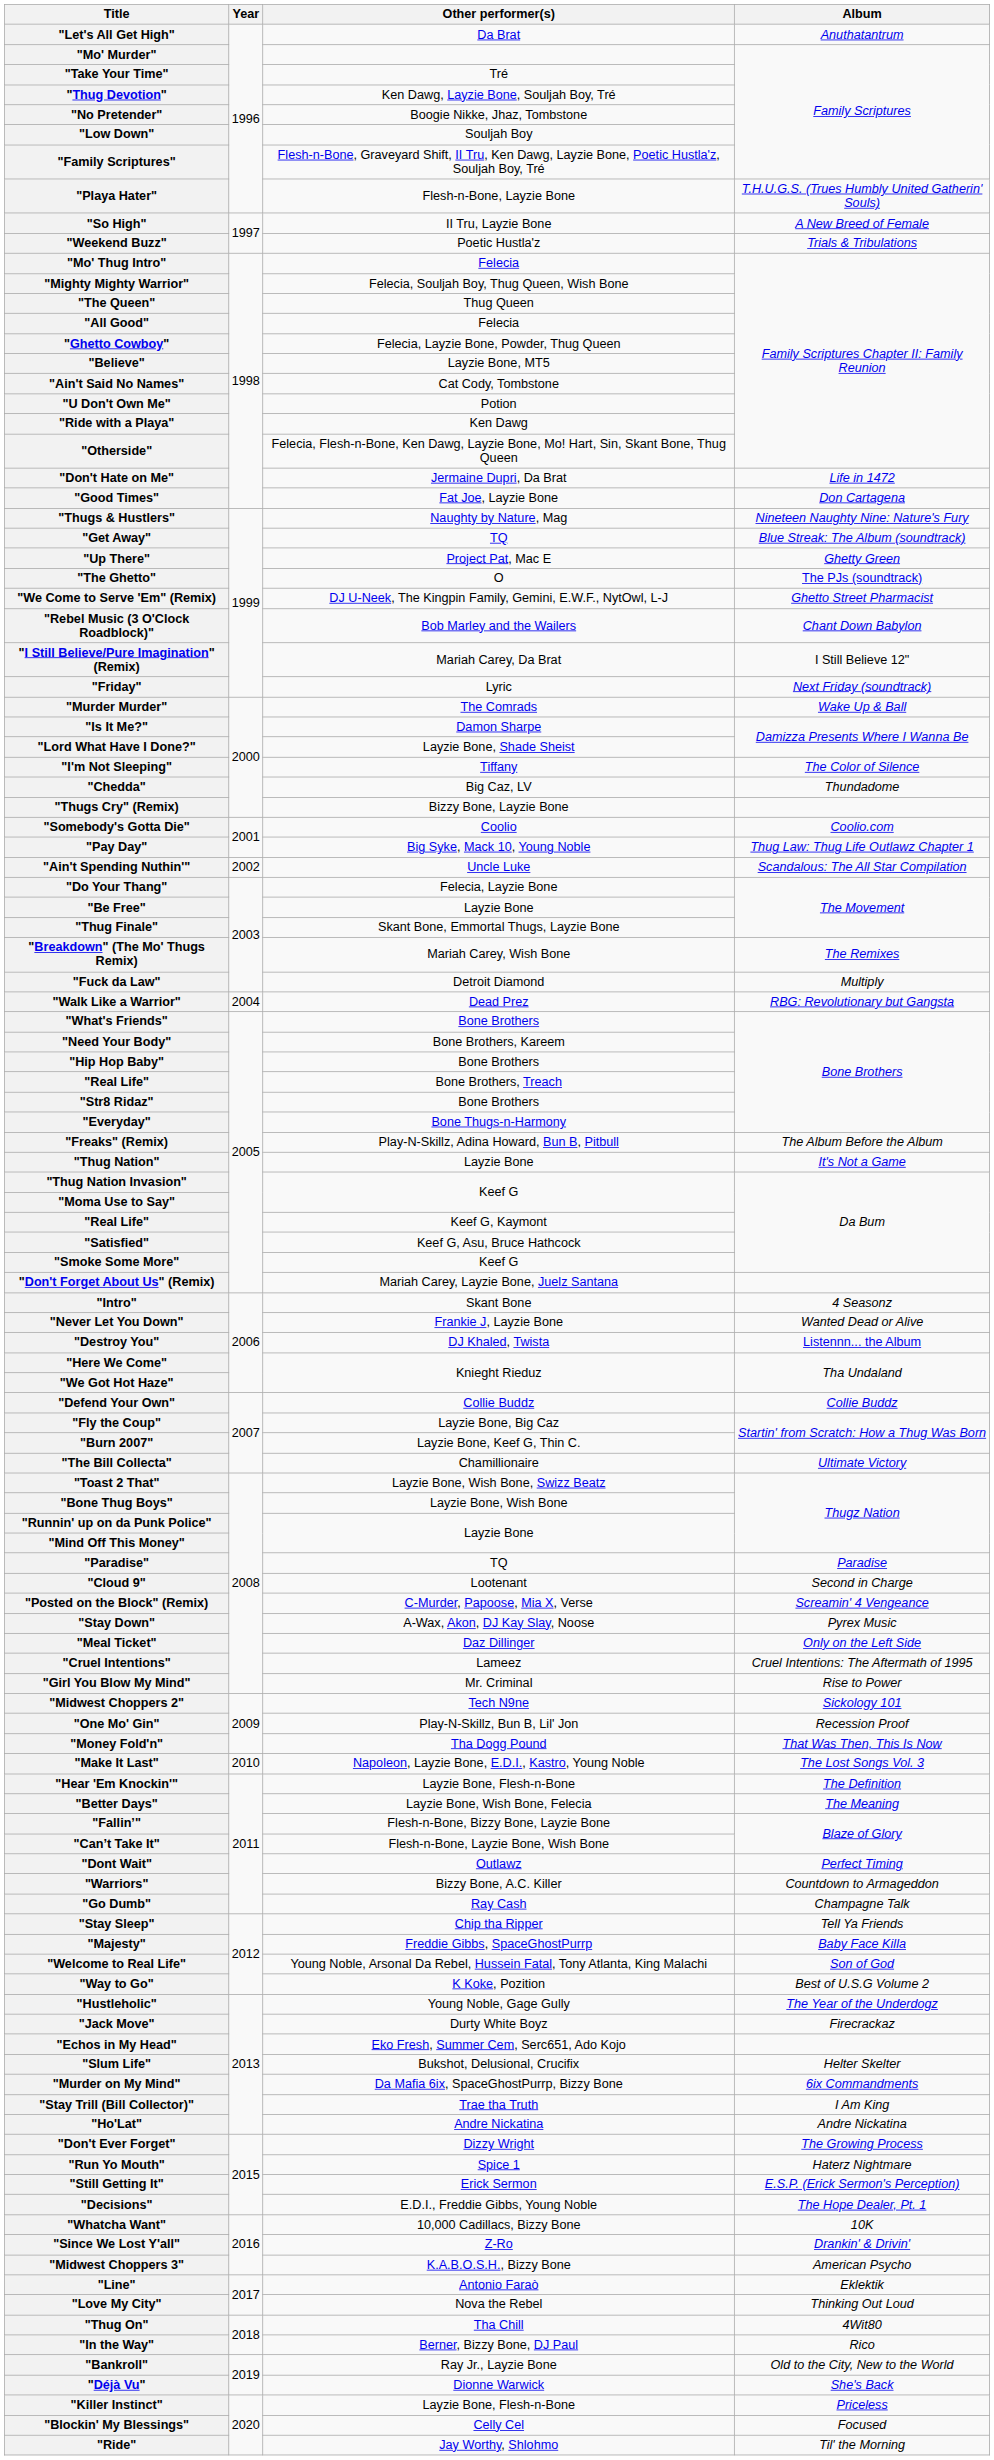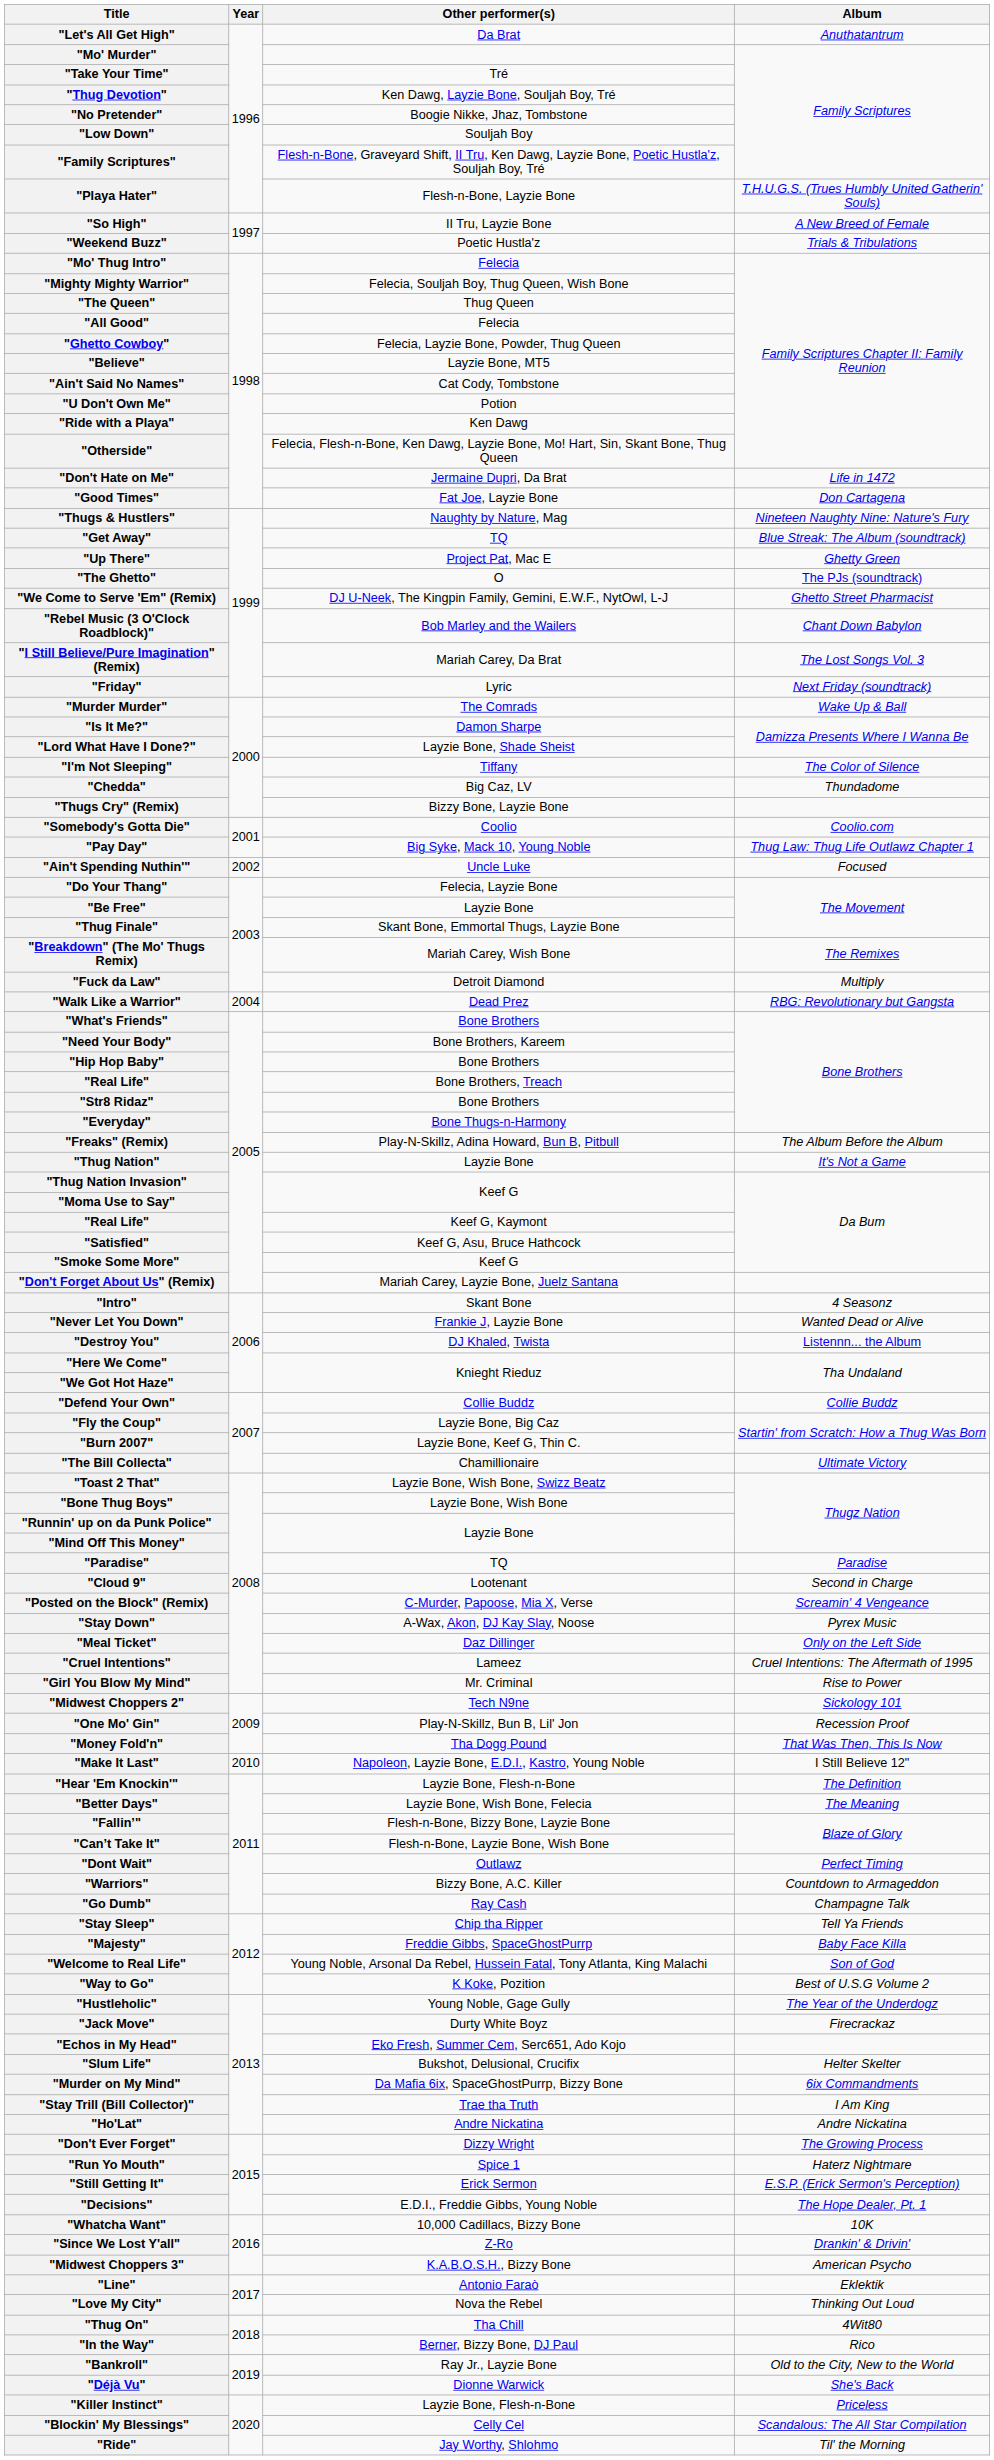(862, 659) I Still Believe 12" -> (862, 659) The Lost Songs Vol. 3
(862, 867) Scandalous: The All Star Compilation -> (862, 867) Focused
(862, 1763) The Lost Songs Vol. 3 -> (862, 1763) I Still Believe 12"
(862, 2425) Focused -> (862, 2425) Scandalous: The All Star Compilation
